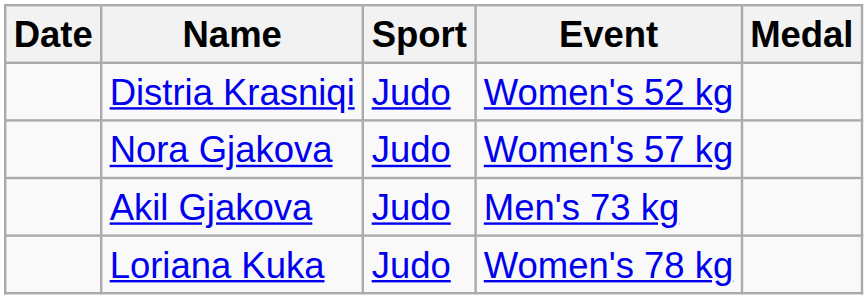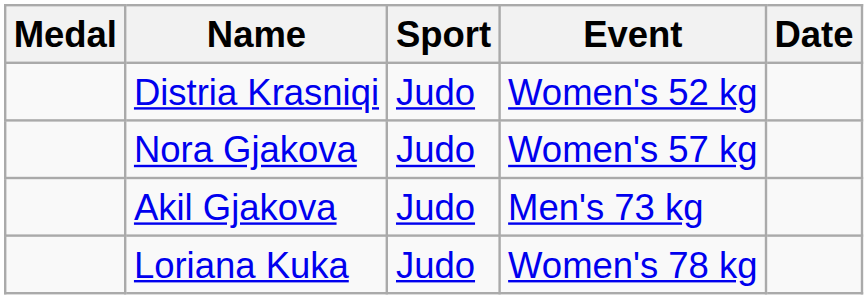columns swapped: (802, 34) <-> (53, 34)
